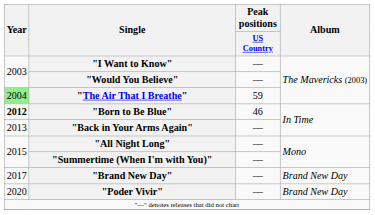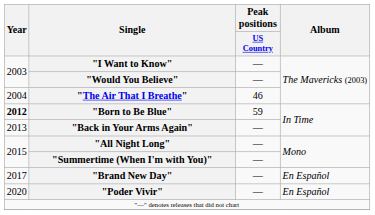(17, 95) lightgreen background -> (17, 95) no background
(258, 95) 59 -> (258, 95) 46
(258, 111) 46 -> (258, 111) 59
(315, 175) Brand New Day -> (306, 175) En Español
(315, 191) Brand New Day -> (306, 191) En Español
